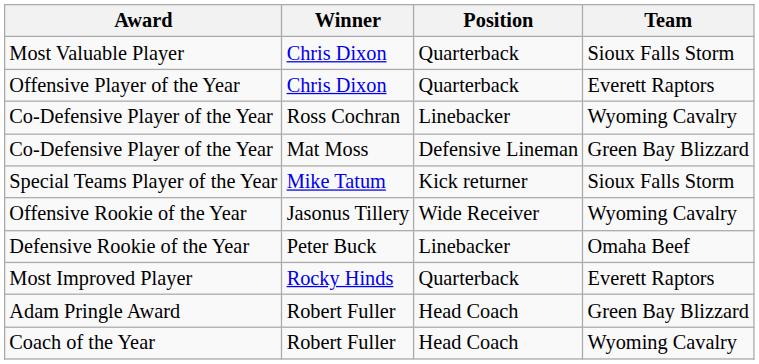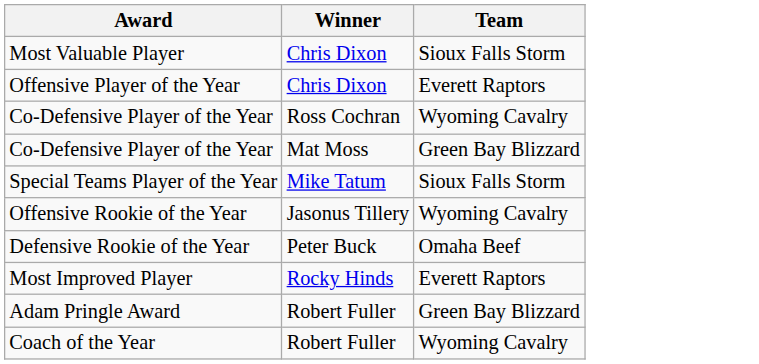- column: (498, 20)
